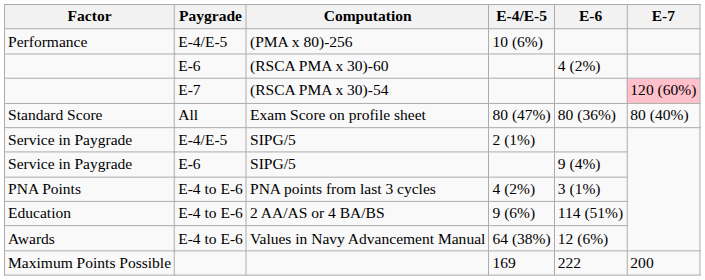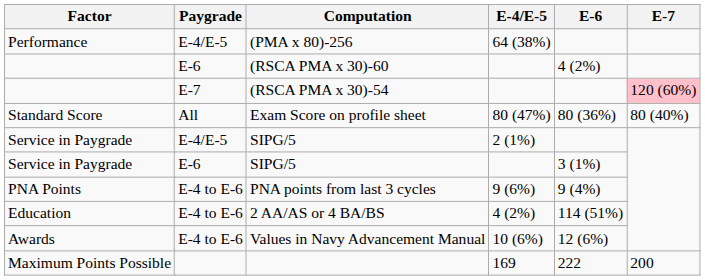(518, 41) 10 (6%) -> (522, 41) 64 (38%)
(579, 164) 9 (4%) -> (579, 164) 3 (1%)
(514, 189) 4 (2%) -> (514, 189) 9 (6%)
(579, 189) 3 (1%) -> (579, 189) 9 (4%)
(514, 213) 9 (6%) -> (514, 213) 4 (2%)
(522, 238) 64 (38%) -> (518, 238) 10 (6%)
